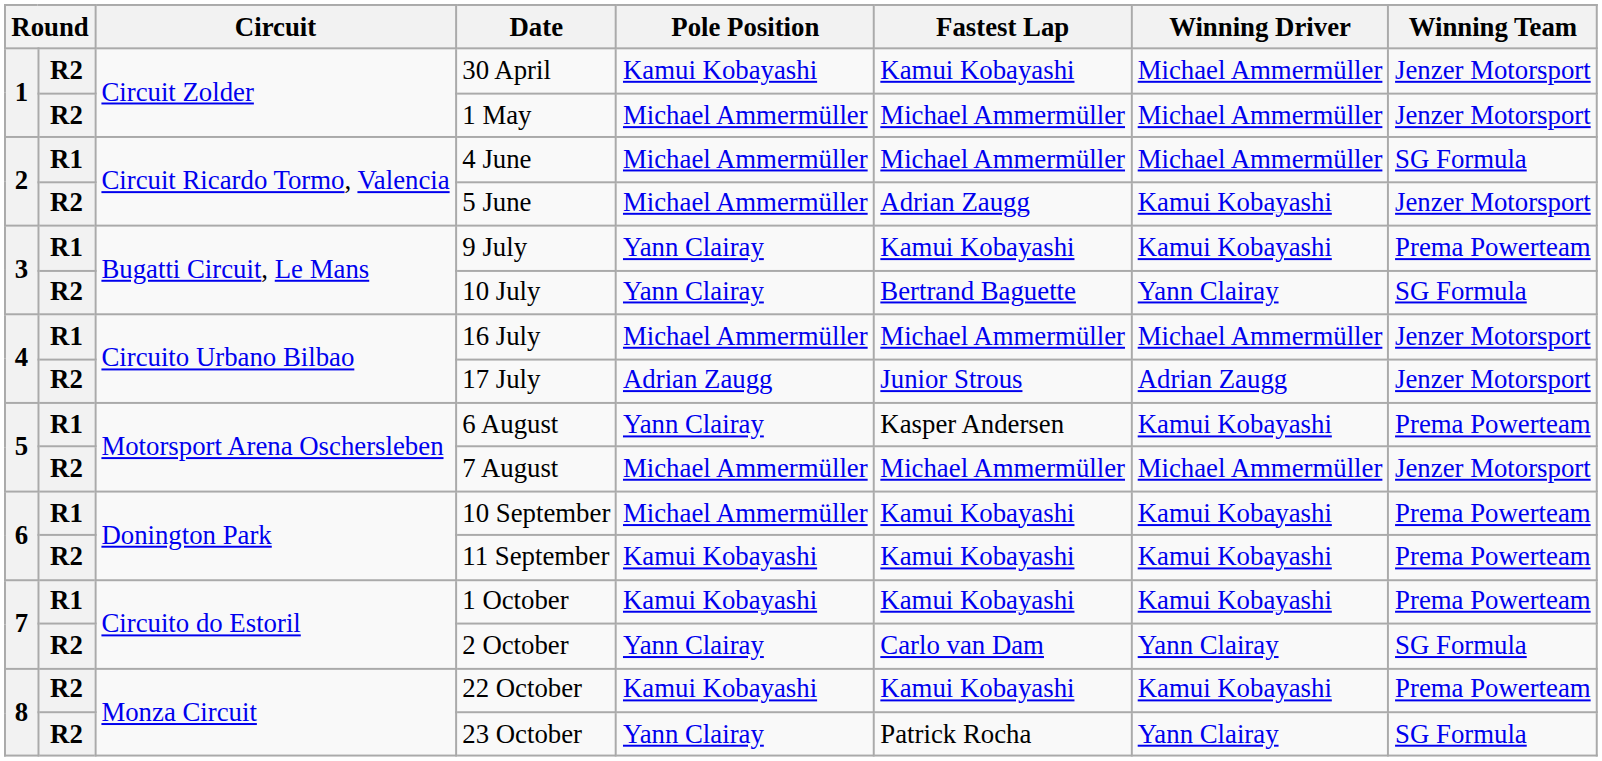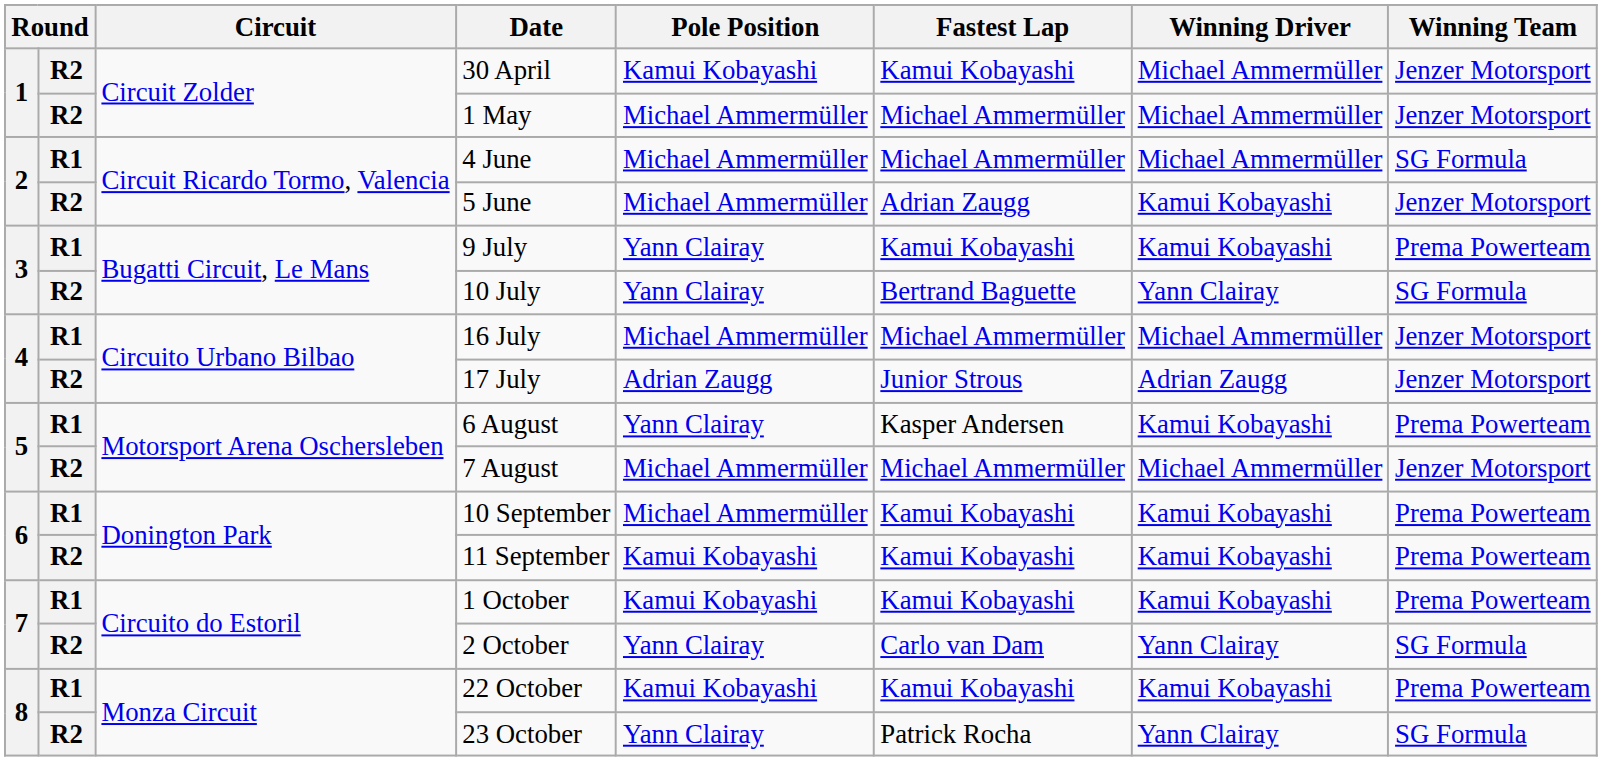(66, 689) R2 -> (66, 689) R1
